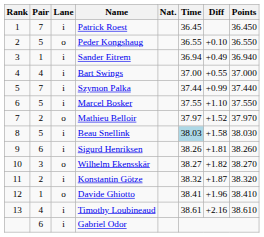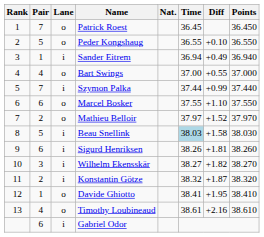(63, 27) i -> (63, 27) o
(63, 73) i -> (63, 73) o
(41, 103) 5 -> (41, 103) 6
(63, 103) i -> (63, 103) o
(63, 164) o -> (63, 164) i
(216, 194) +1.96 -> (216, 194) +1.95
(63, 210) i -> (63, 210) o
